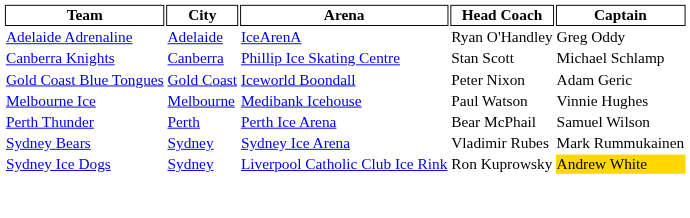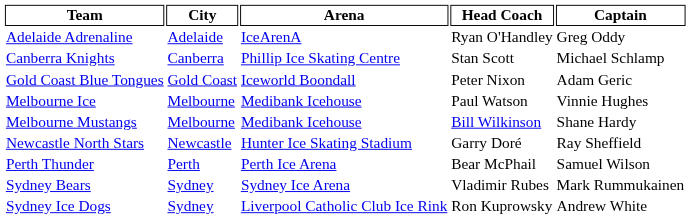+ row: (71, 121)
+ row: (75, 143)
(602, 164) gold background -> (602, 206) no background
